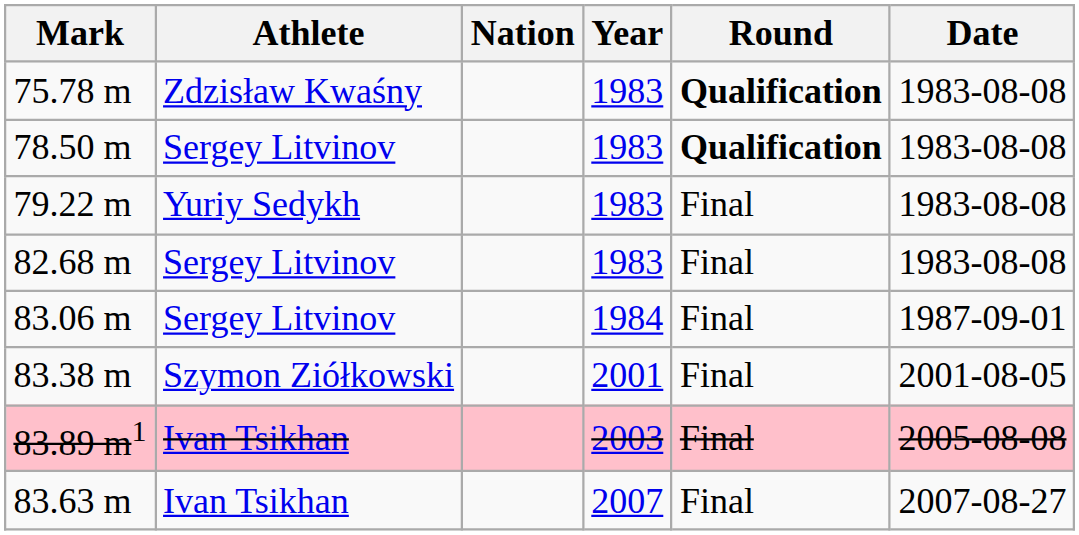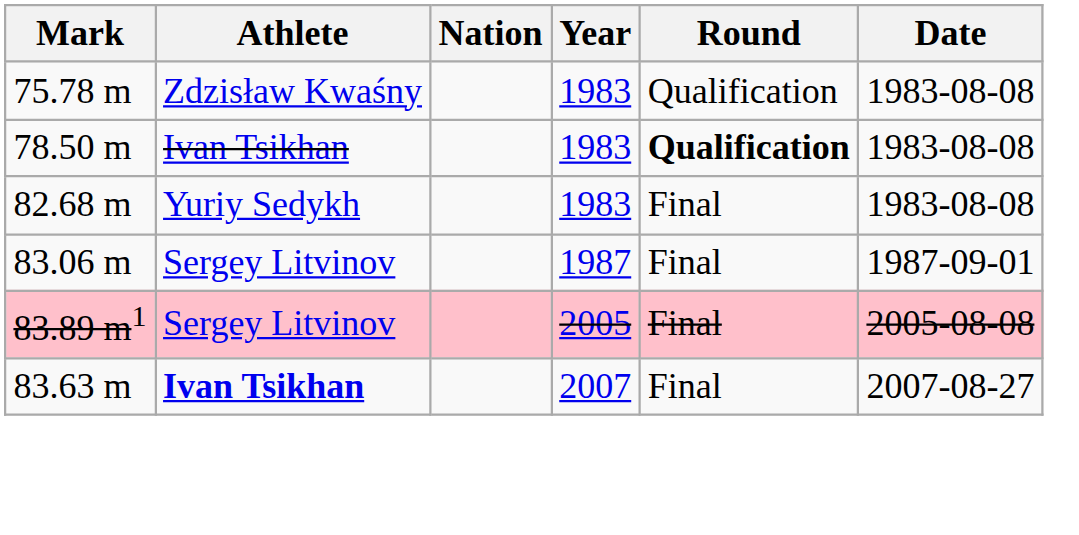(781, 90) bold -> (743, 90) normal
(279, 147) Sergey Litvinov -> (256, 147) Ivan Tsikhan
- row: (72, 204)
(279, 261) Sergey Litvinov -> (262, 204) Yuriy Sedykh
(627, 318) 1984 -> (595, 261) 1987
- row: (72, 375)
(256, 437) Ivan Tsikhan -> (279, 323) Sergey Litvinov
(627, 437) 2003 -> (595, 323) 2005
(256, 499) normal -> (264, 385) bold
